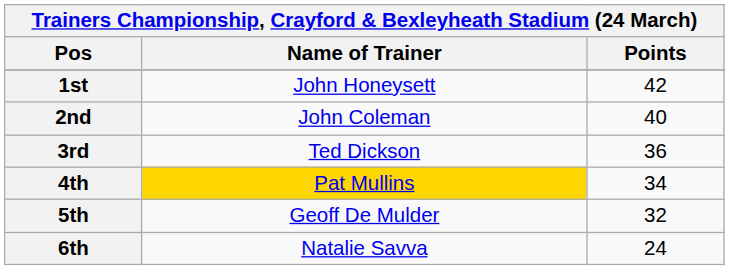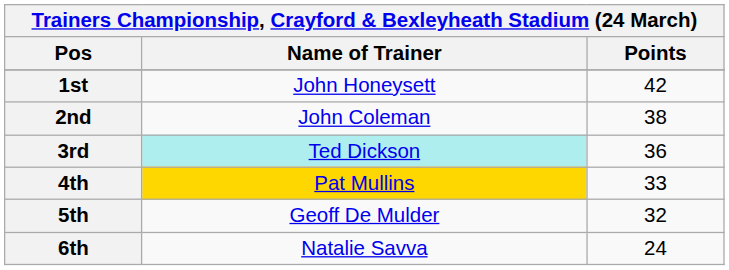(655, 118) 40 -> (655, 118) 38
(364, 150) no background -> (364, 150) paleturquoise background
(655, 183) 34 -> (655, 183) 33
